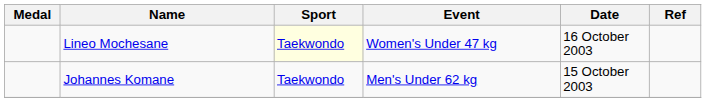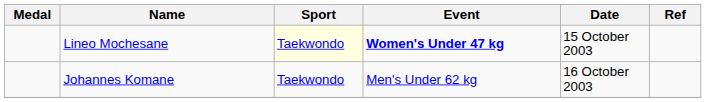(432, 43) normal -> (435, 43) bold
(596, 43) 16 October 2003 -> (596, 43) 15 October 2003
(596, 79) 15 October 2003 -> (596, 79) 16 October 2003
